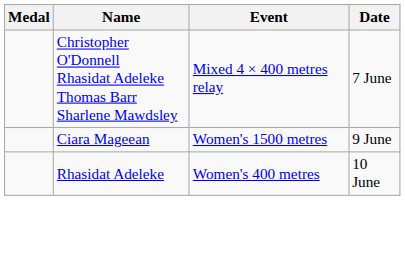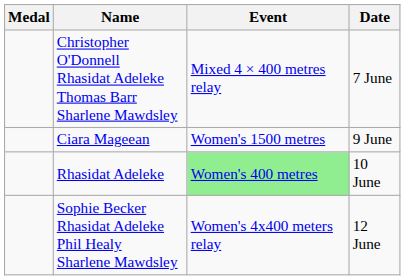(256, 174) no background -> (254, 174) lightgreen background
+ row: (117, 235)
